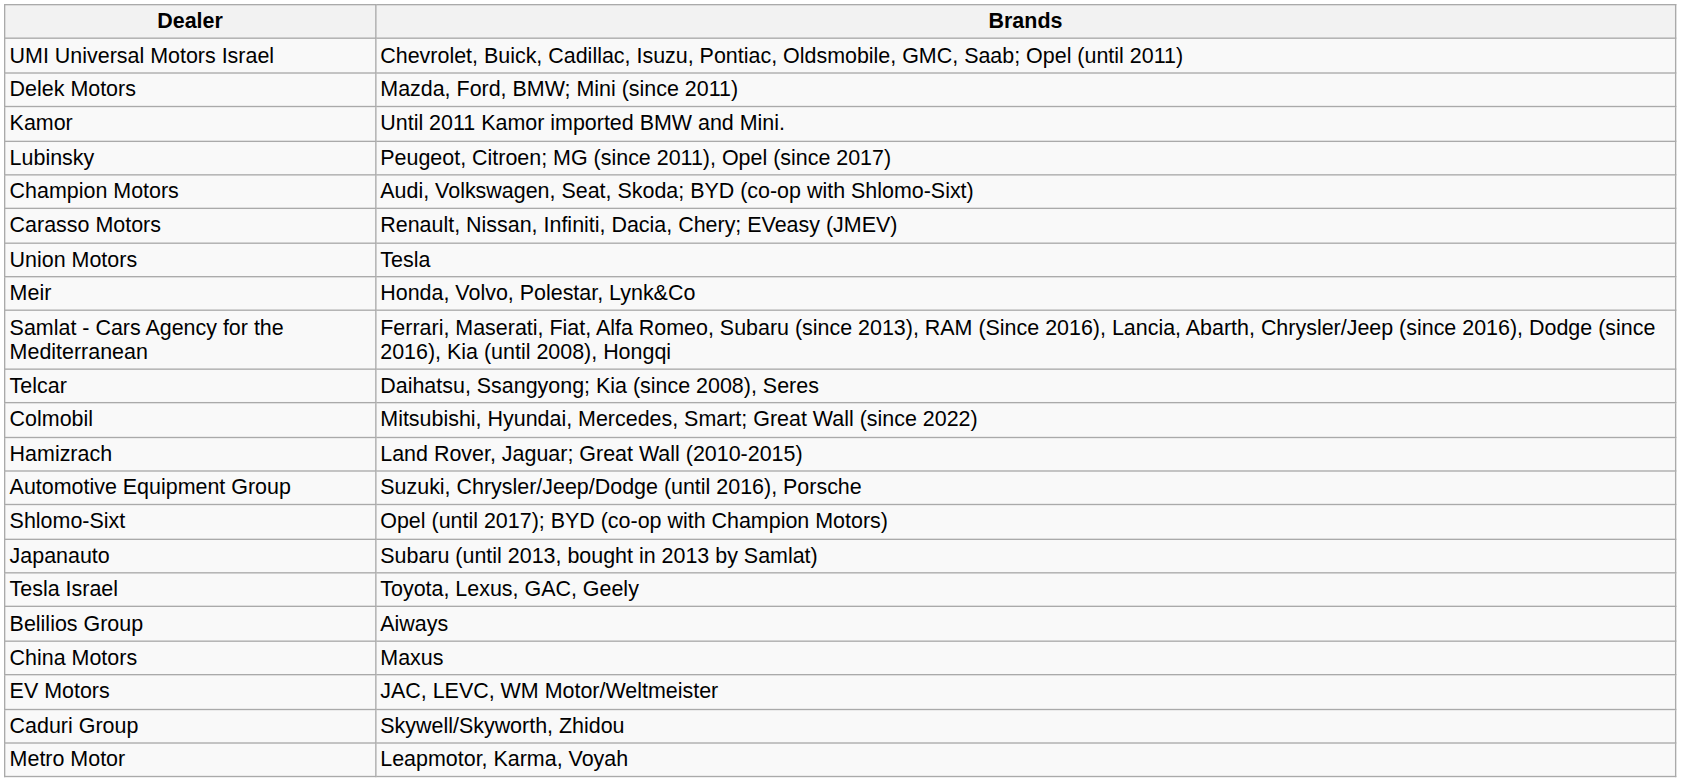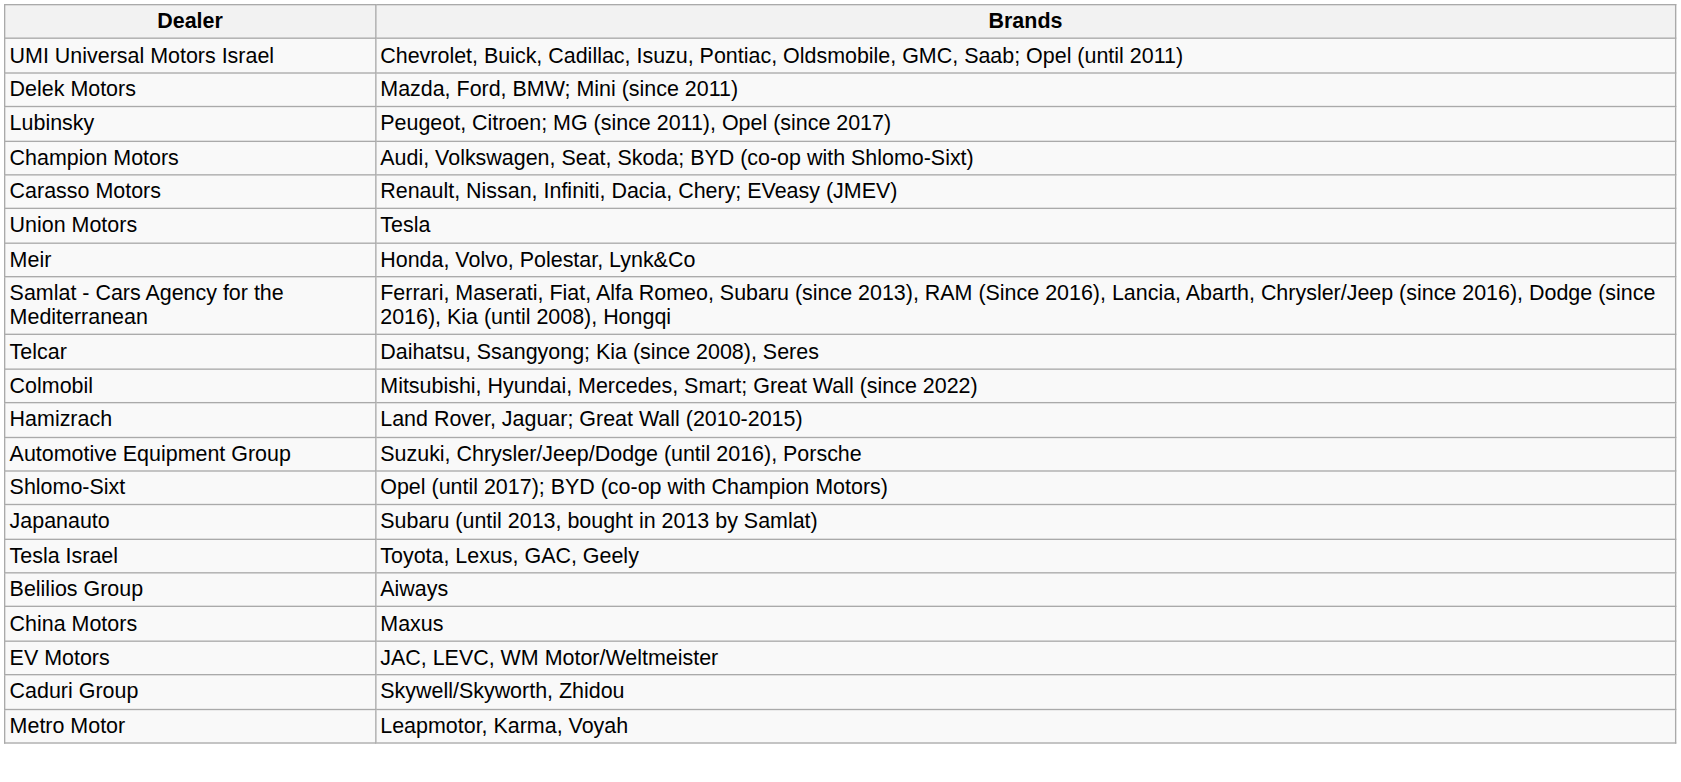- row: (41, 123)
